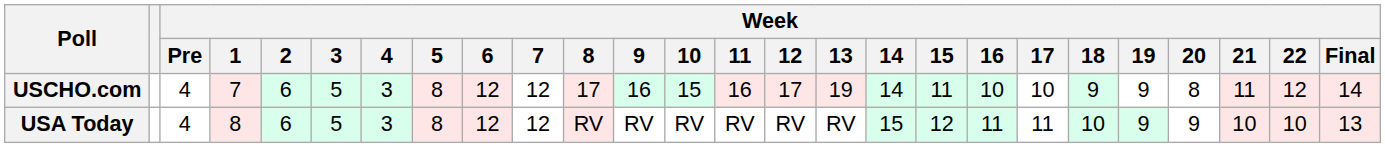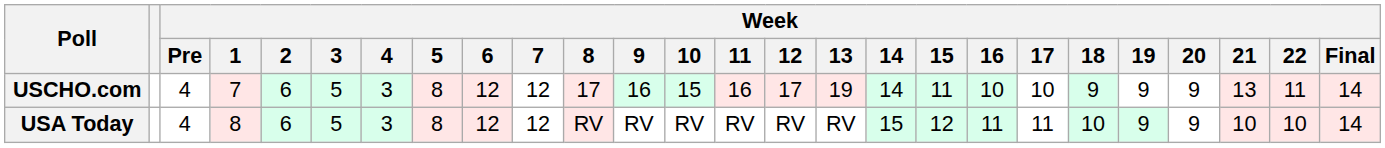(1194, 90) 8 -> (1194, 90) 9
(1244, 90) 11 -> (1244, 90) 13
(1295, 90) 12 -> (1295, 90) 11
(1350, 124) 13 -> (1350, 124) 14
